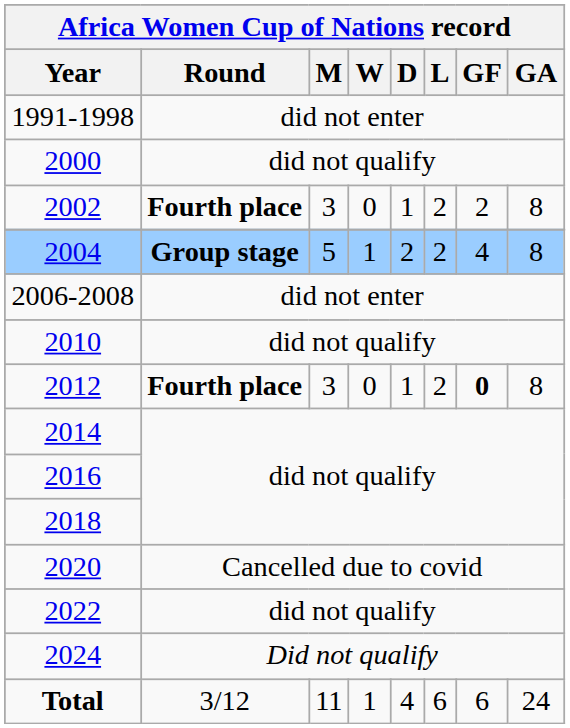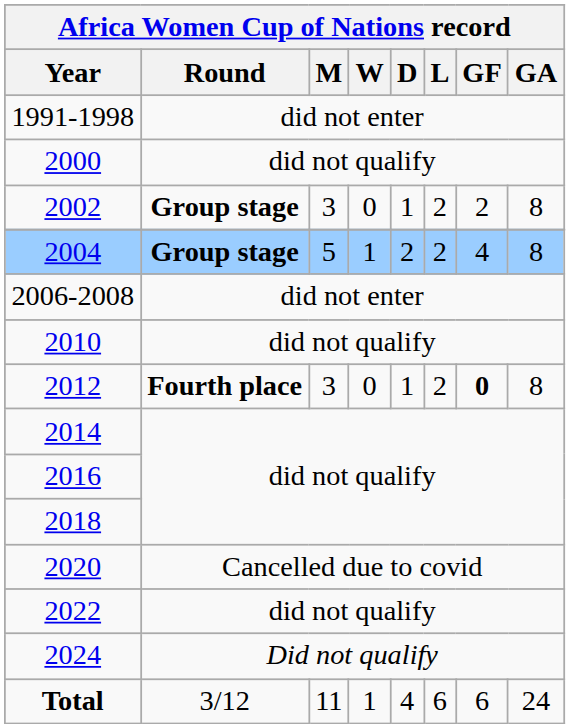(225, 206) Fourth place -> (225, 206) Group stage
